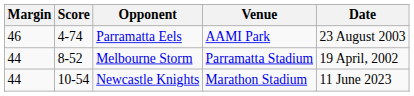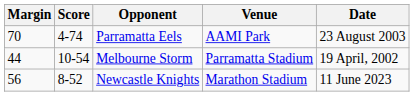(14, 36) 46 -> (14, 36) 70
(70, 58) 8-52 -> (74, 58) 10-54
(14, 79) 44 -> (14, 79) 56
(74, 79) 10-54 -> (70, 79) 8-52
